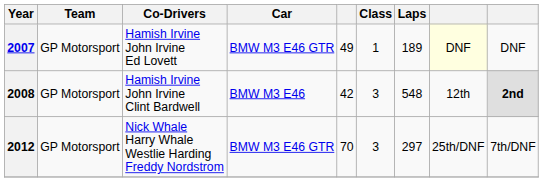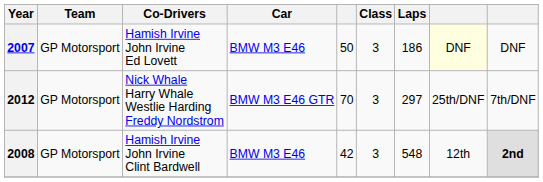(282, 47) BMW M3 E46 GTR -> (267, 47) BMW M3 E46
(347, 47) 49 -> (347, 47) 50
(376, 47) 1 -> (376, 47) 3
(412, 47) 189 -> (412, 47) 186
rows swapped: (21, 94) <-> (21, 147)
